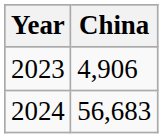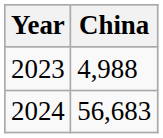(107, 68) 4,906 -> (107, 68) 4,988
